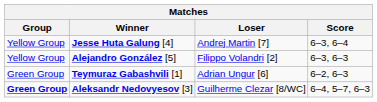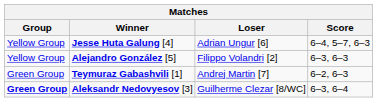(233, 43) Andrej Martin [7] -> (233, 43) Adrian Ungur [6]
(329, 43) 6–3, 6–4 -> (340, 43) 6–4, 5–7, 6–3
(233, 74) Adrian Ungur [6] -> (233, 74) Andrej Martin [7]
(340, 89) 6–4, 5–7, 6–3 -> (329, 89) 6–3, 6–4
